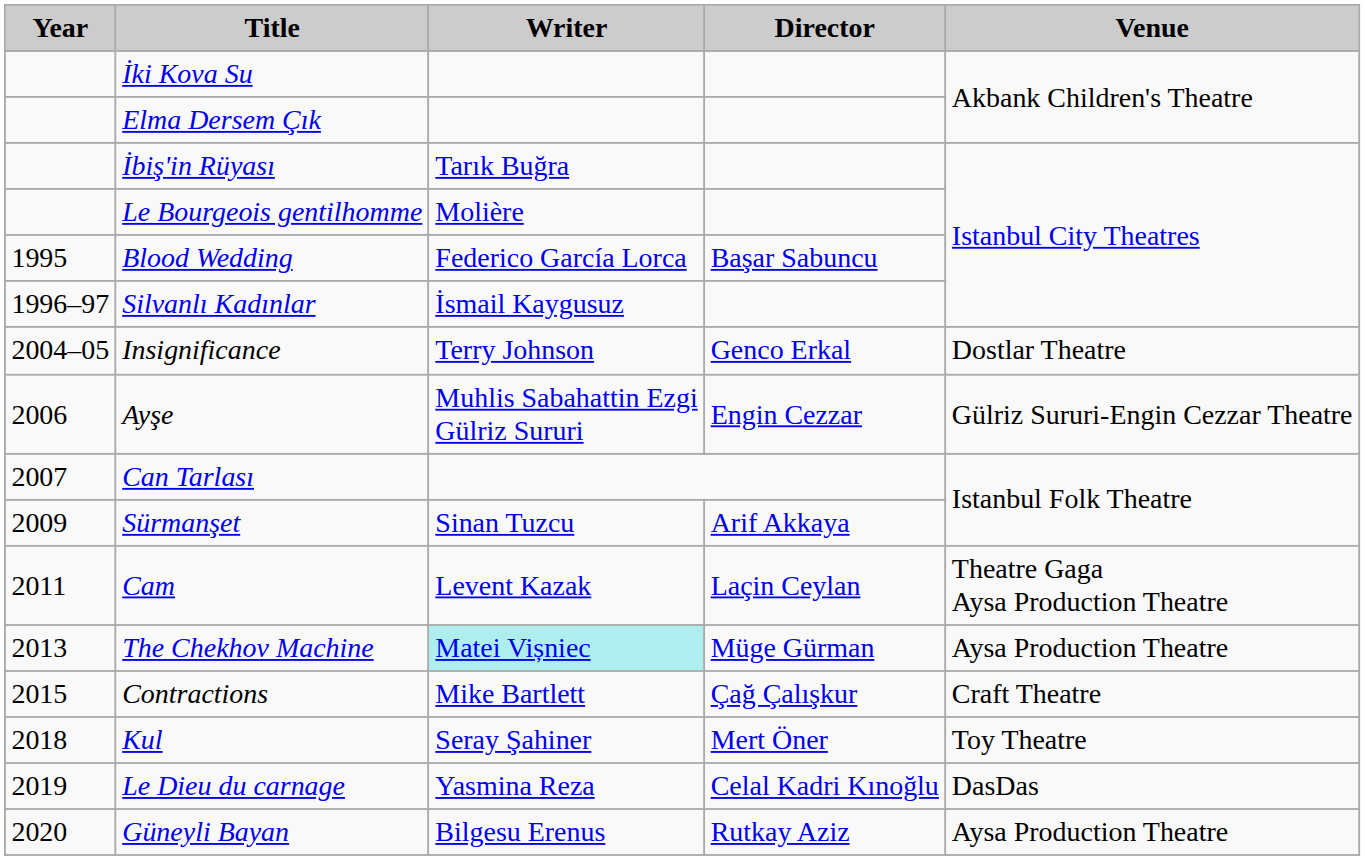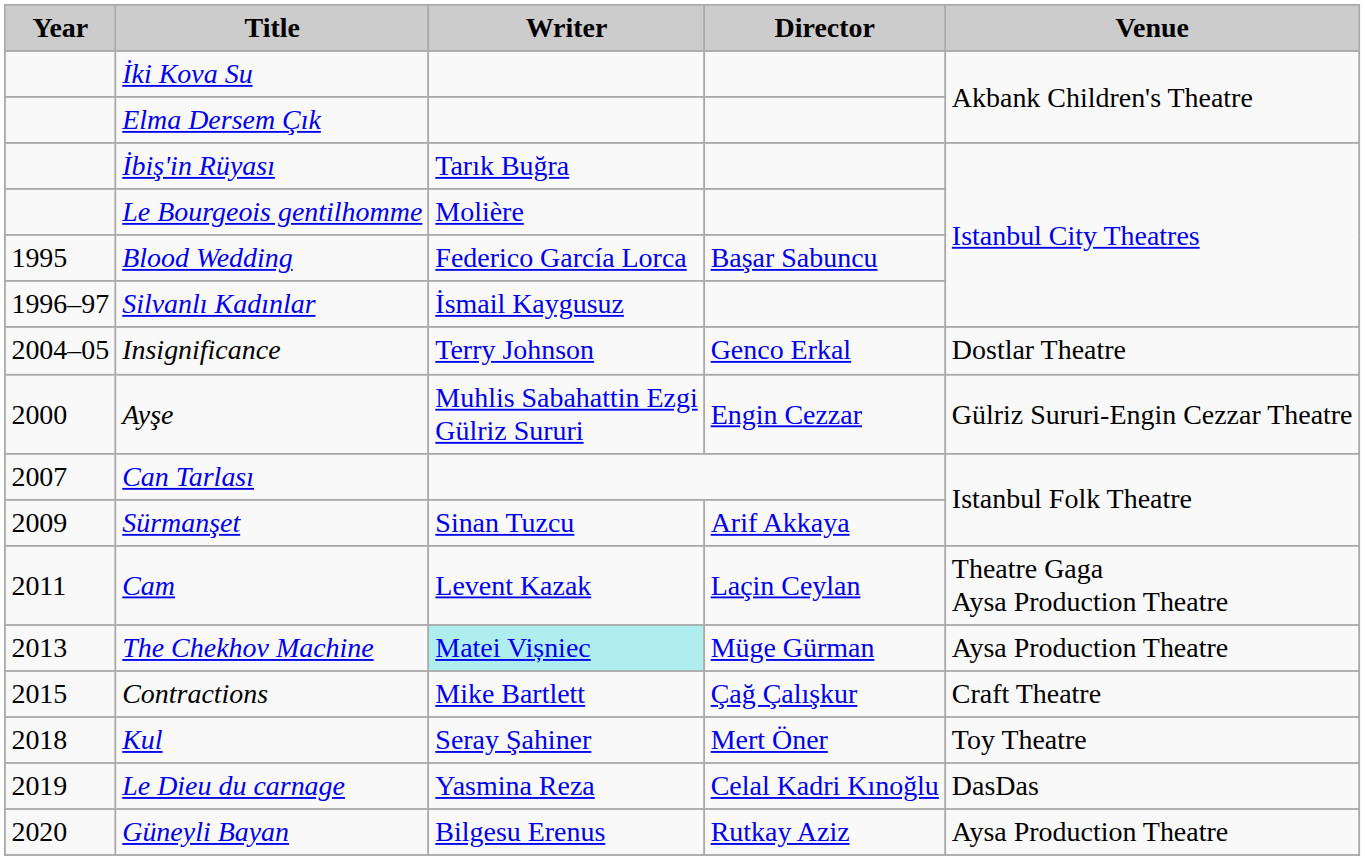(39, 413) 2006 -> (39, 413) 2000
